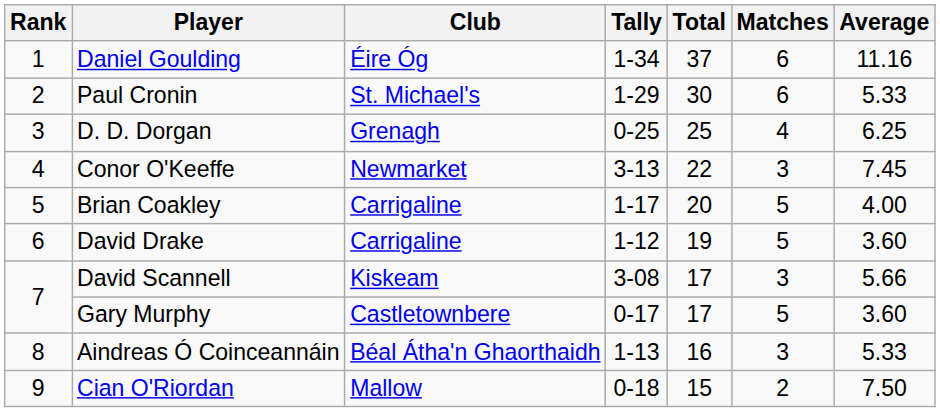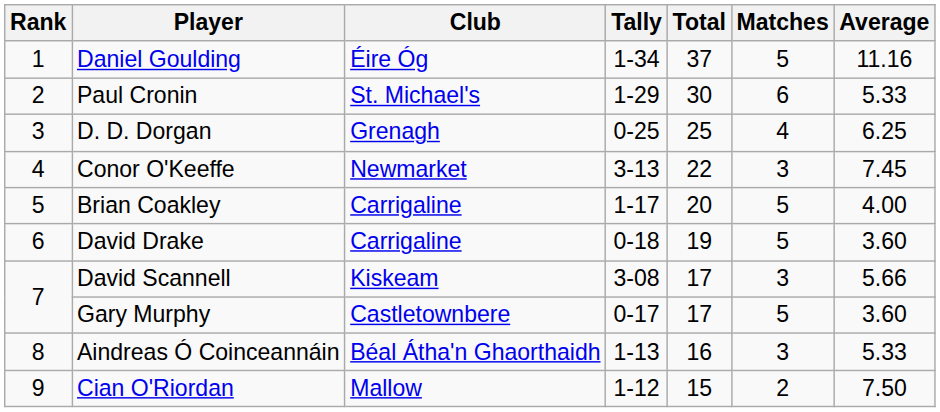(783, 59) 6 -> (783, 59) 5
(637, 242) 1-12 -> (637, 242) 0-18
(637, 388) 0-18 -> (637, 388) 1-12
